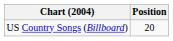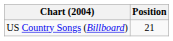(149, 28) 20 -> (149, 28) 21
